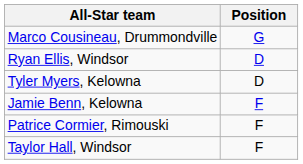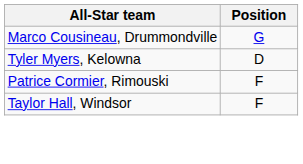- row: (68, 59)
- row: (75, 103)
